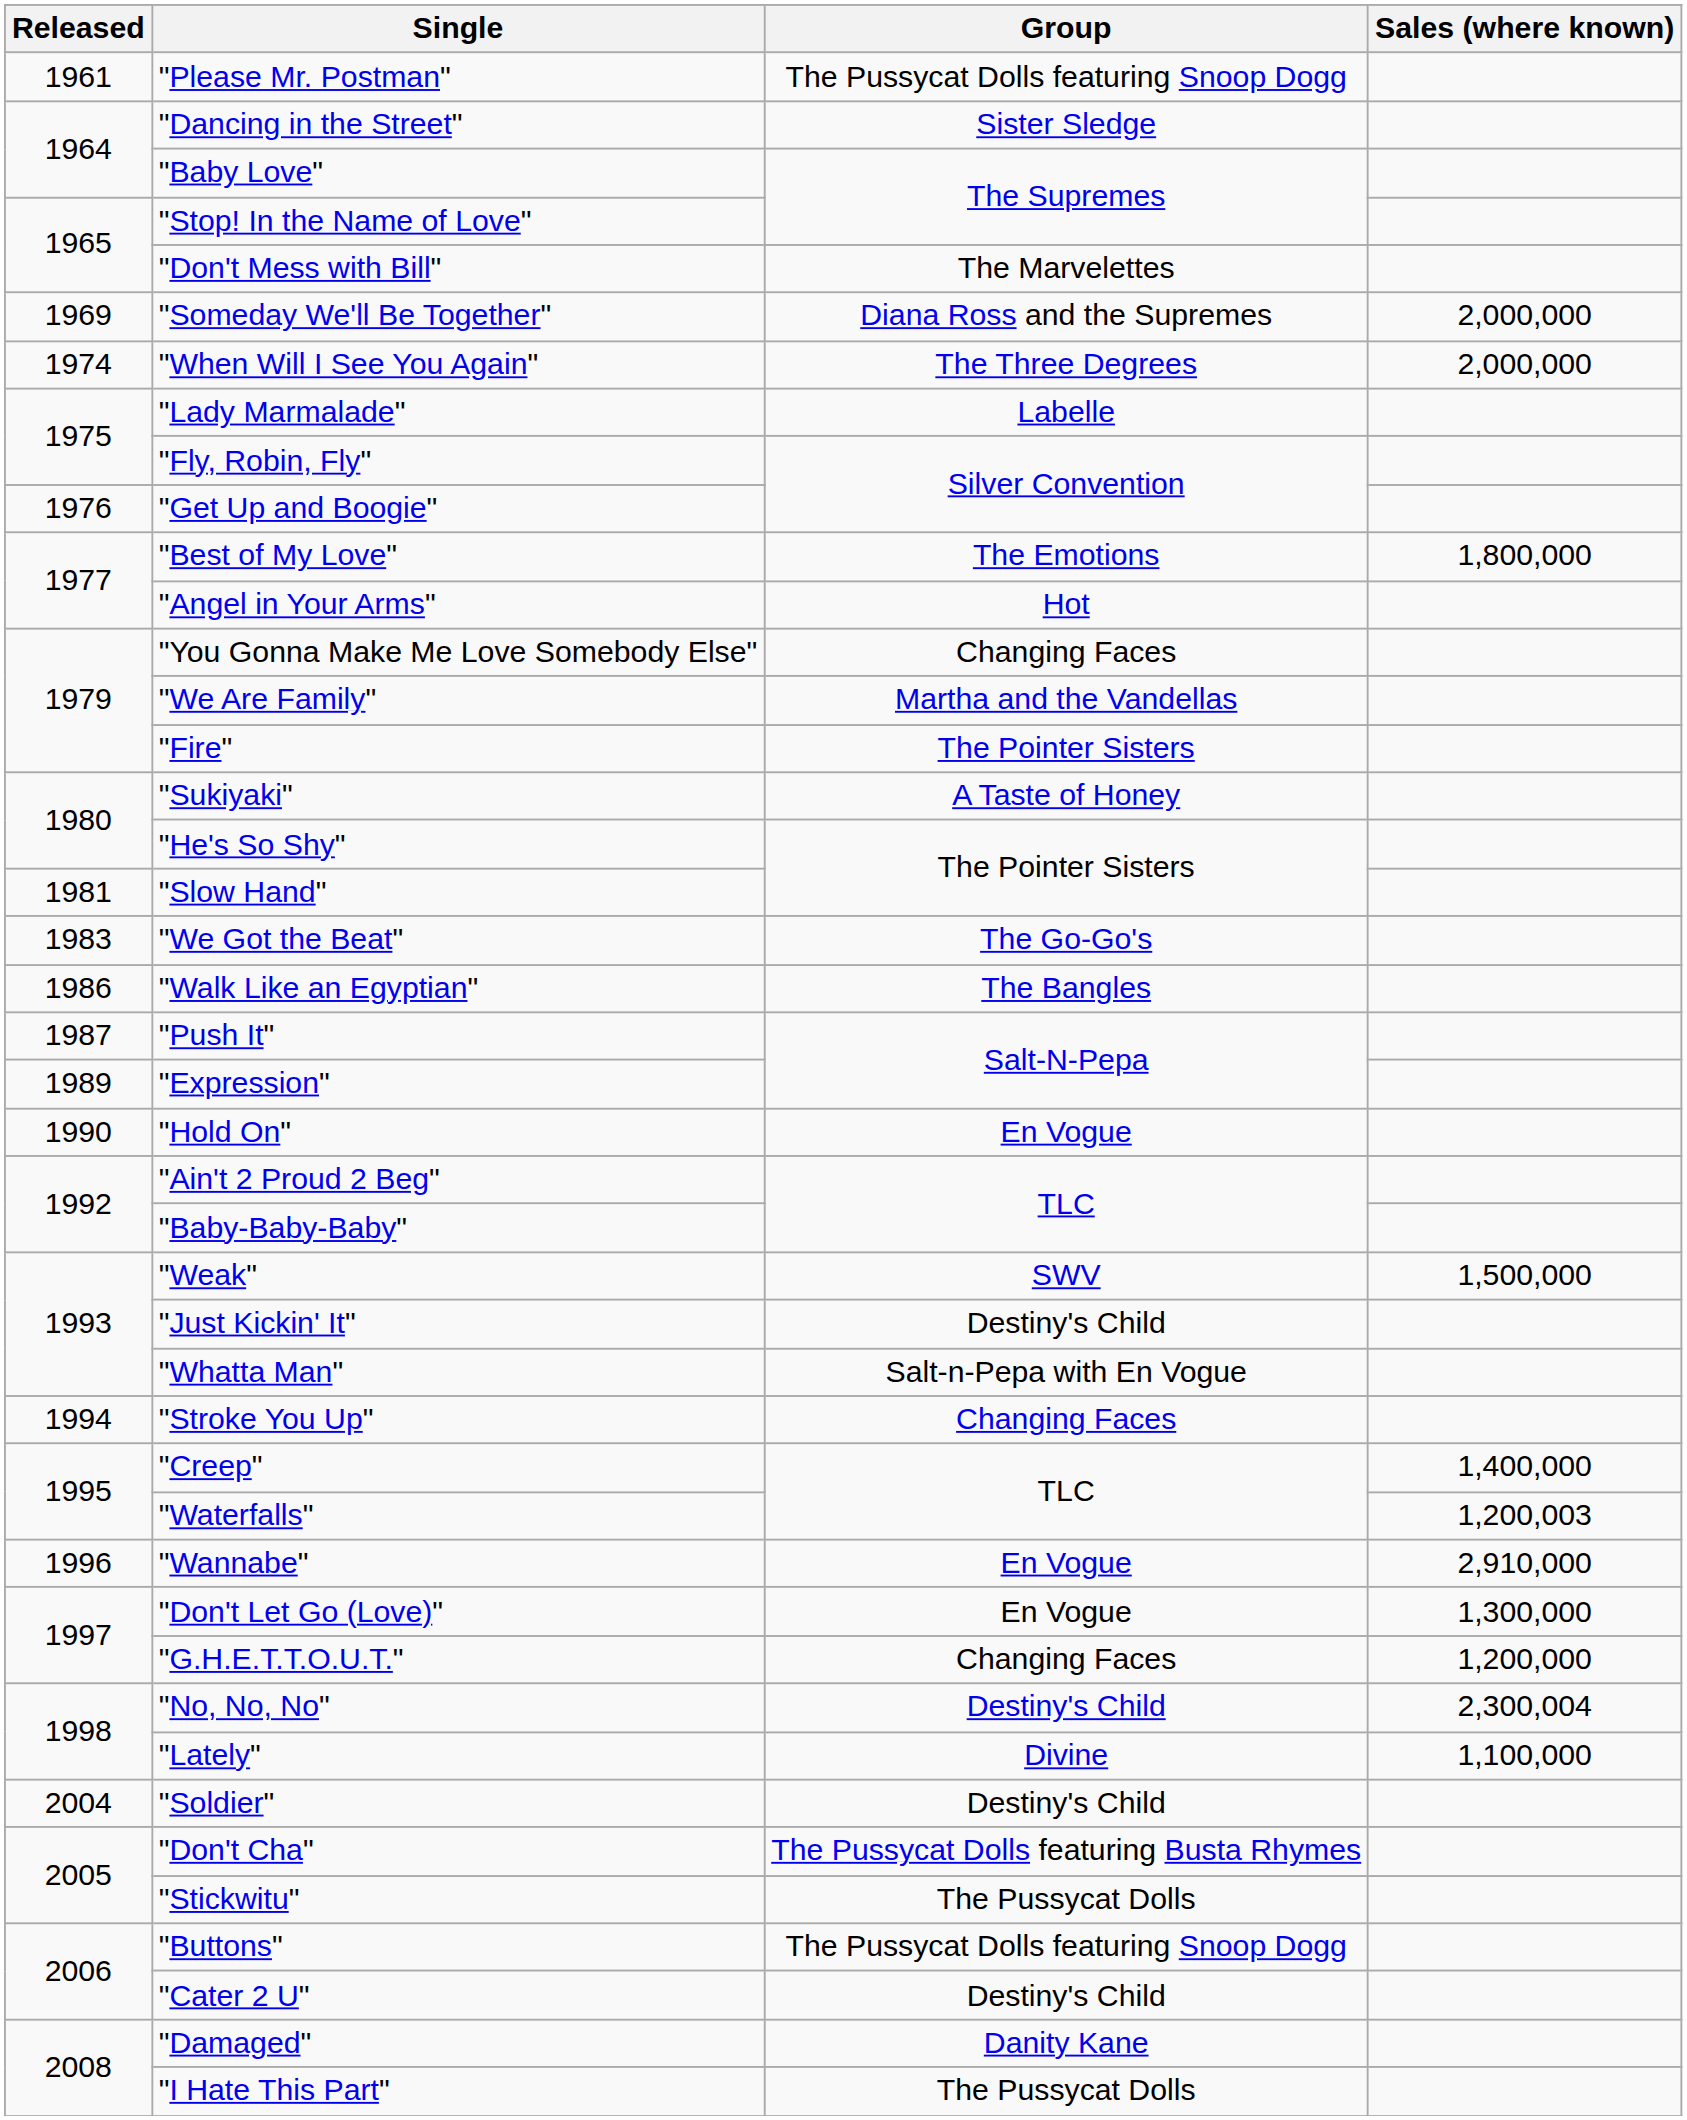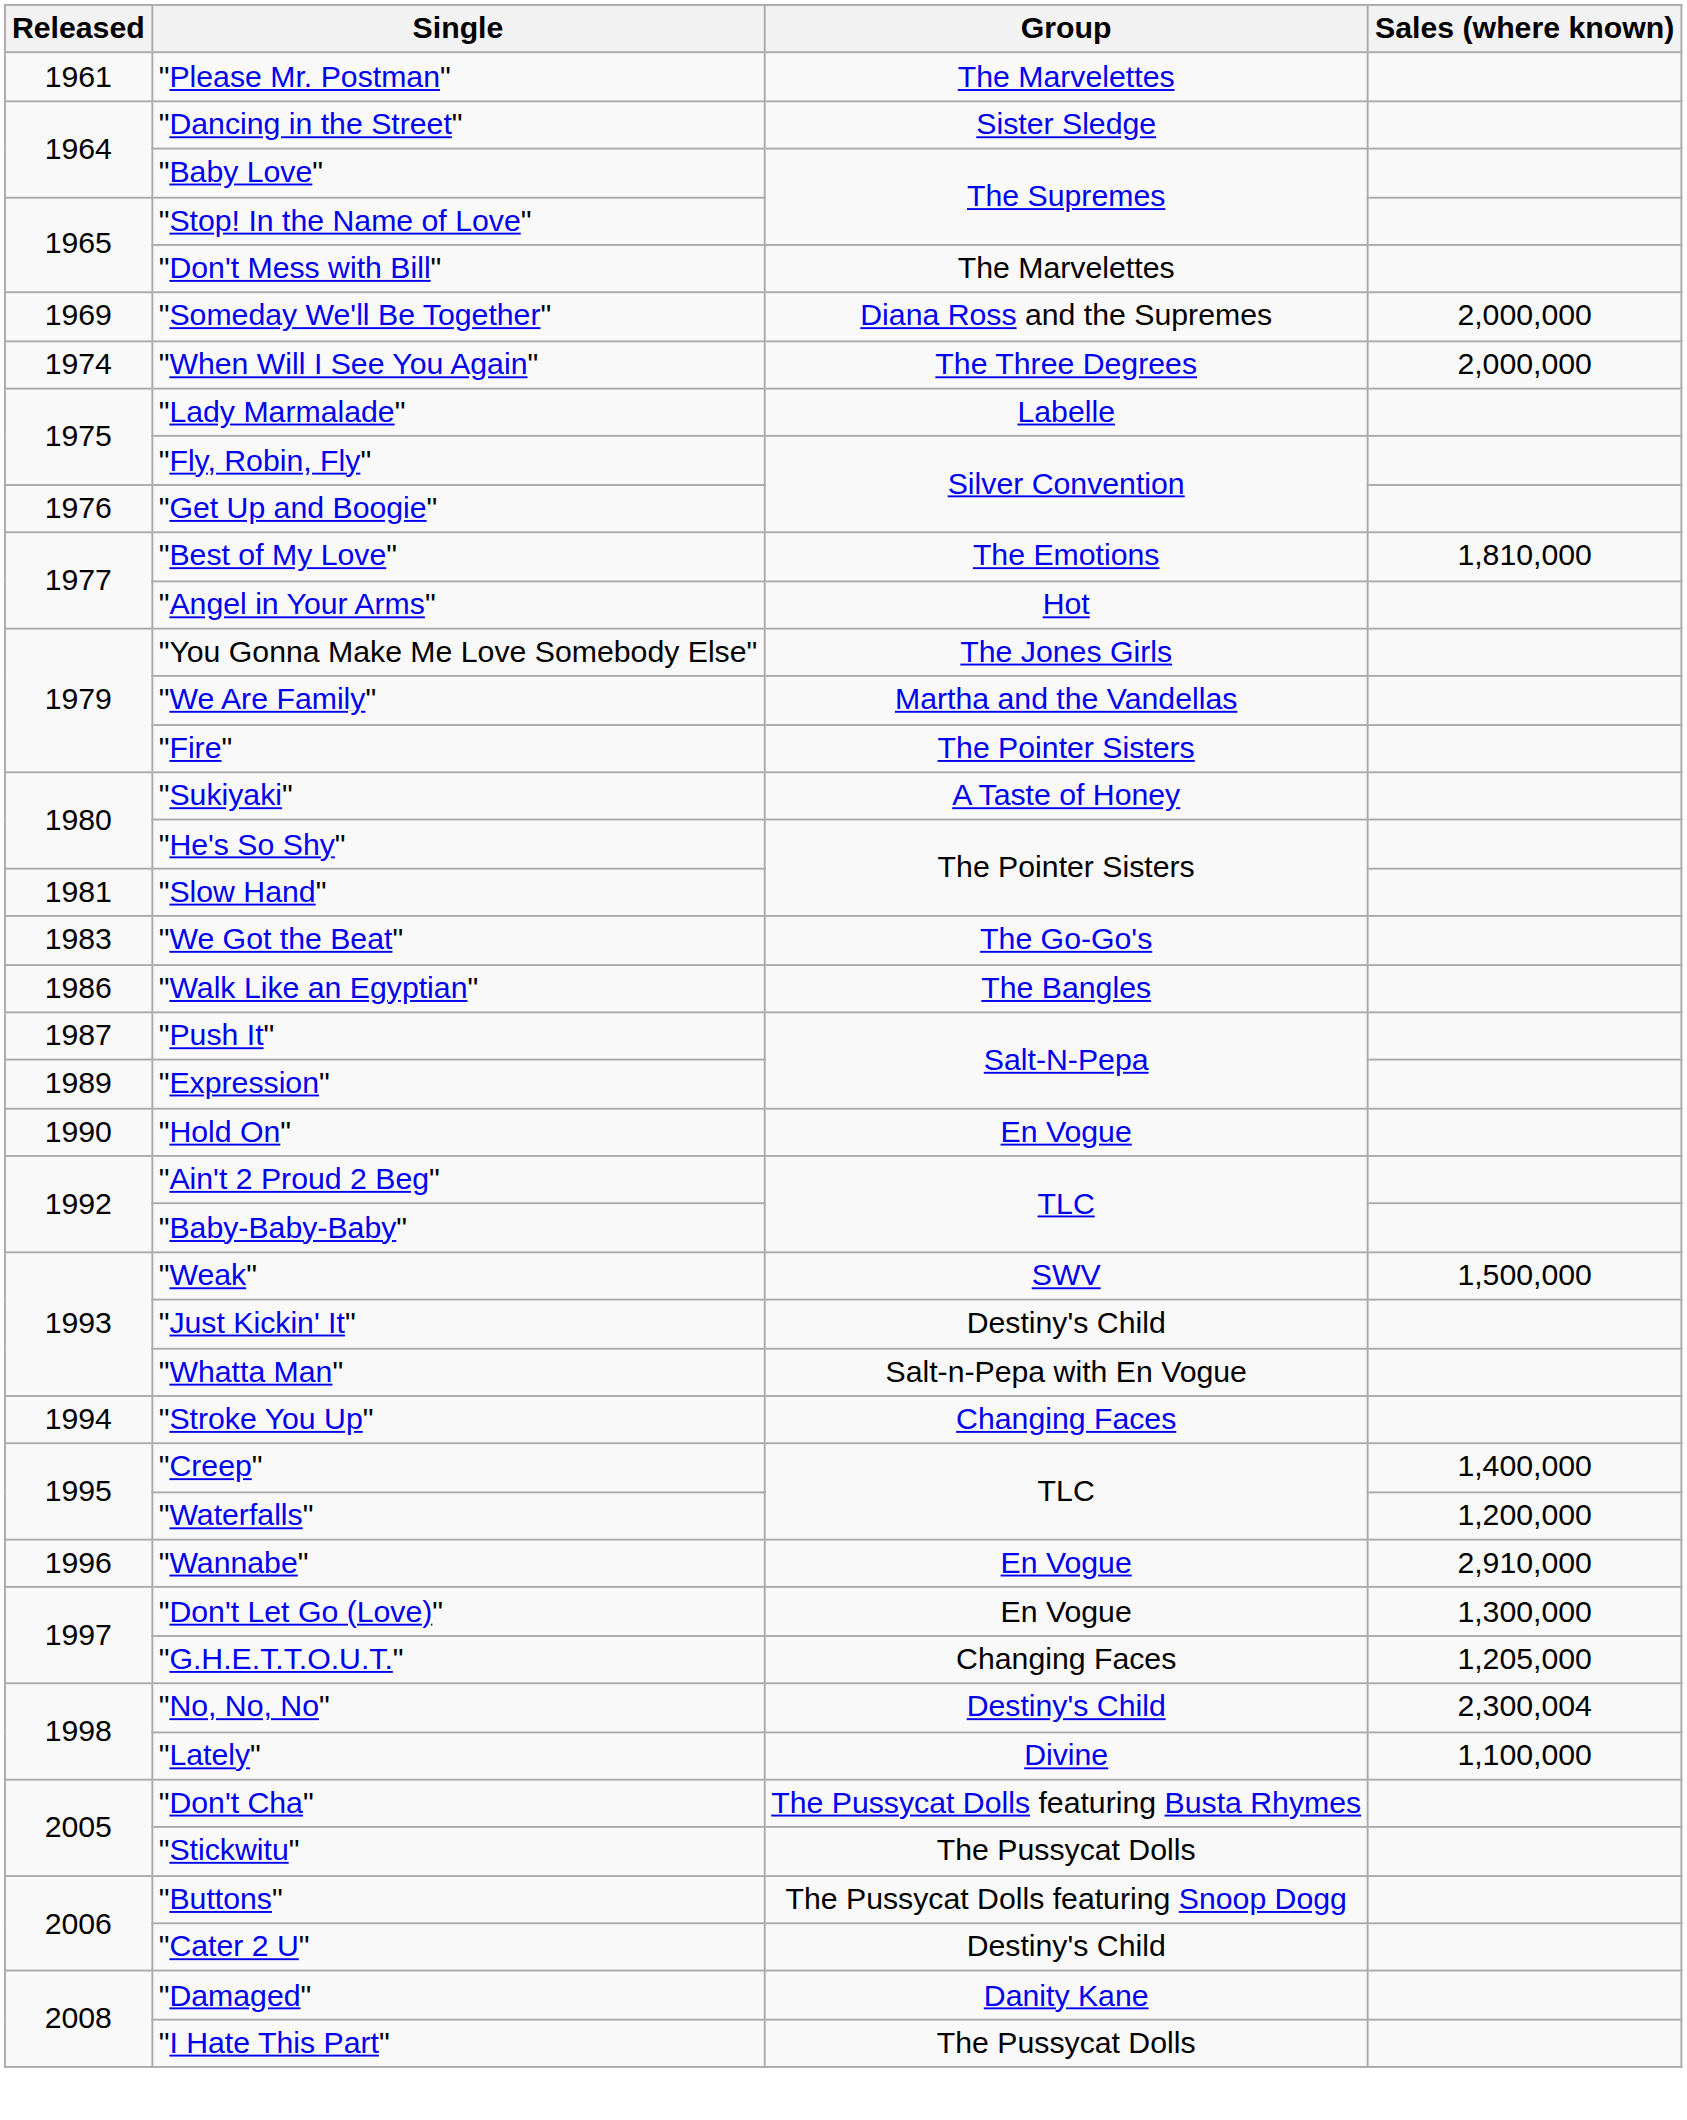(1066, 76) The Pussycat Dolls featuring Snoop Dogg -> (1066, 76) The Marvelettes
(1525, 556) 1,800,000 -> (1525, 556) 1,810,000
(1066, 651) Changing Faces -> (1066, 651) The Jones Girls
(1525, 1515) 1,200,003 -> (1525, 1515) 1,200,000
(1525, 1659) 1,200,000 -> (1525, 1659) 1,205,000
- row: (216, 1802)
